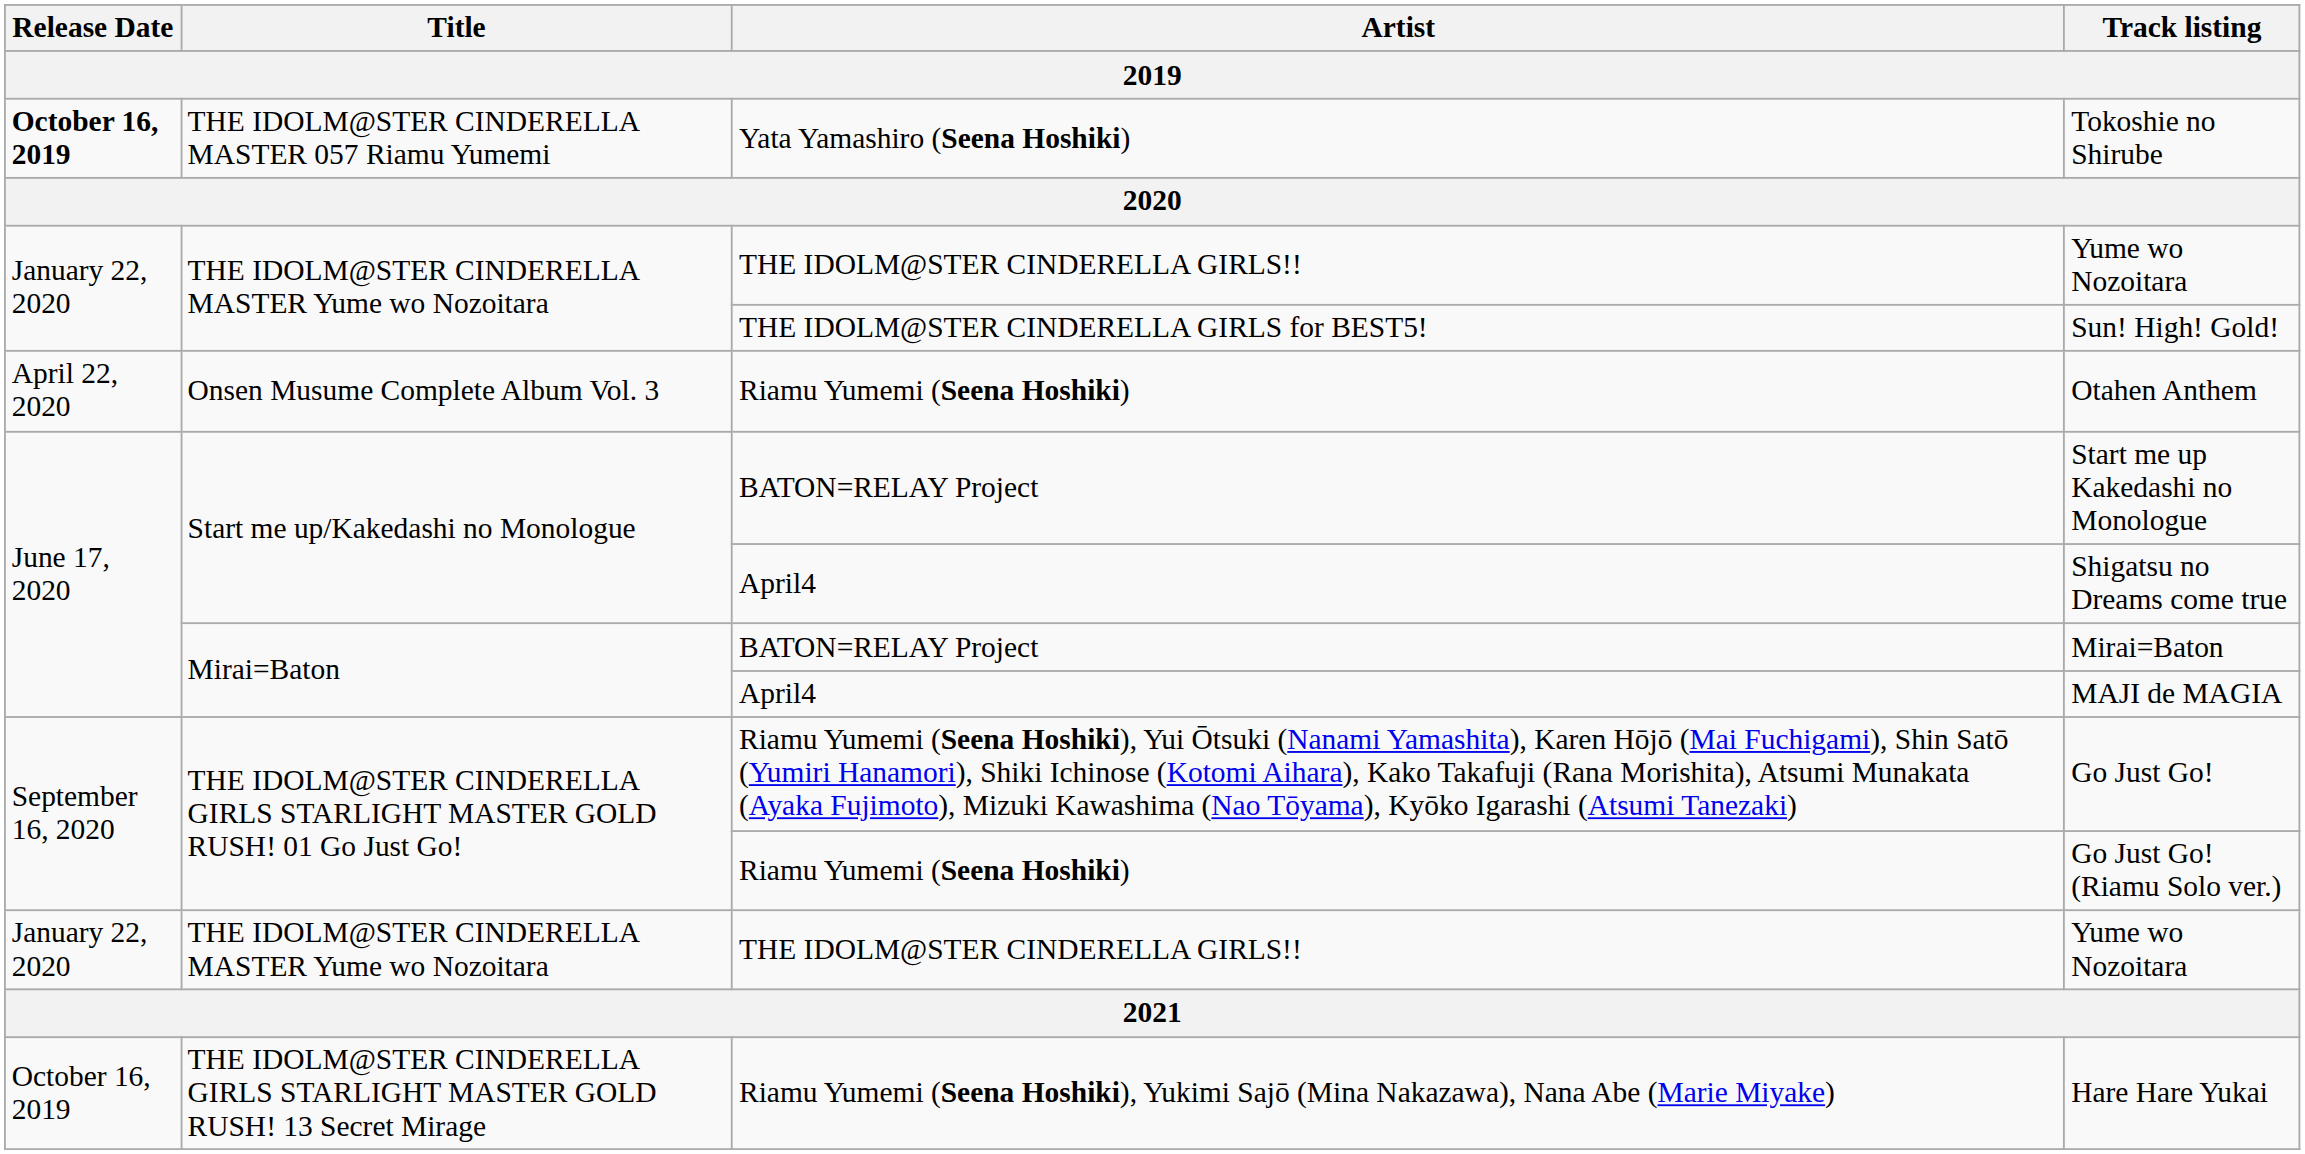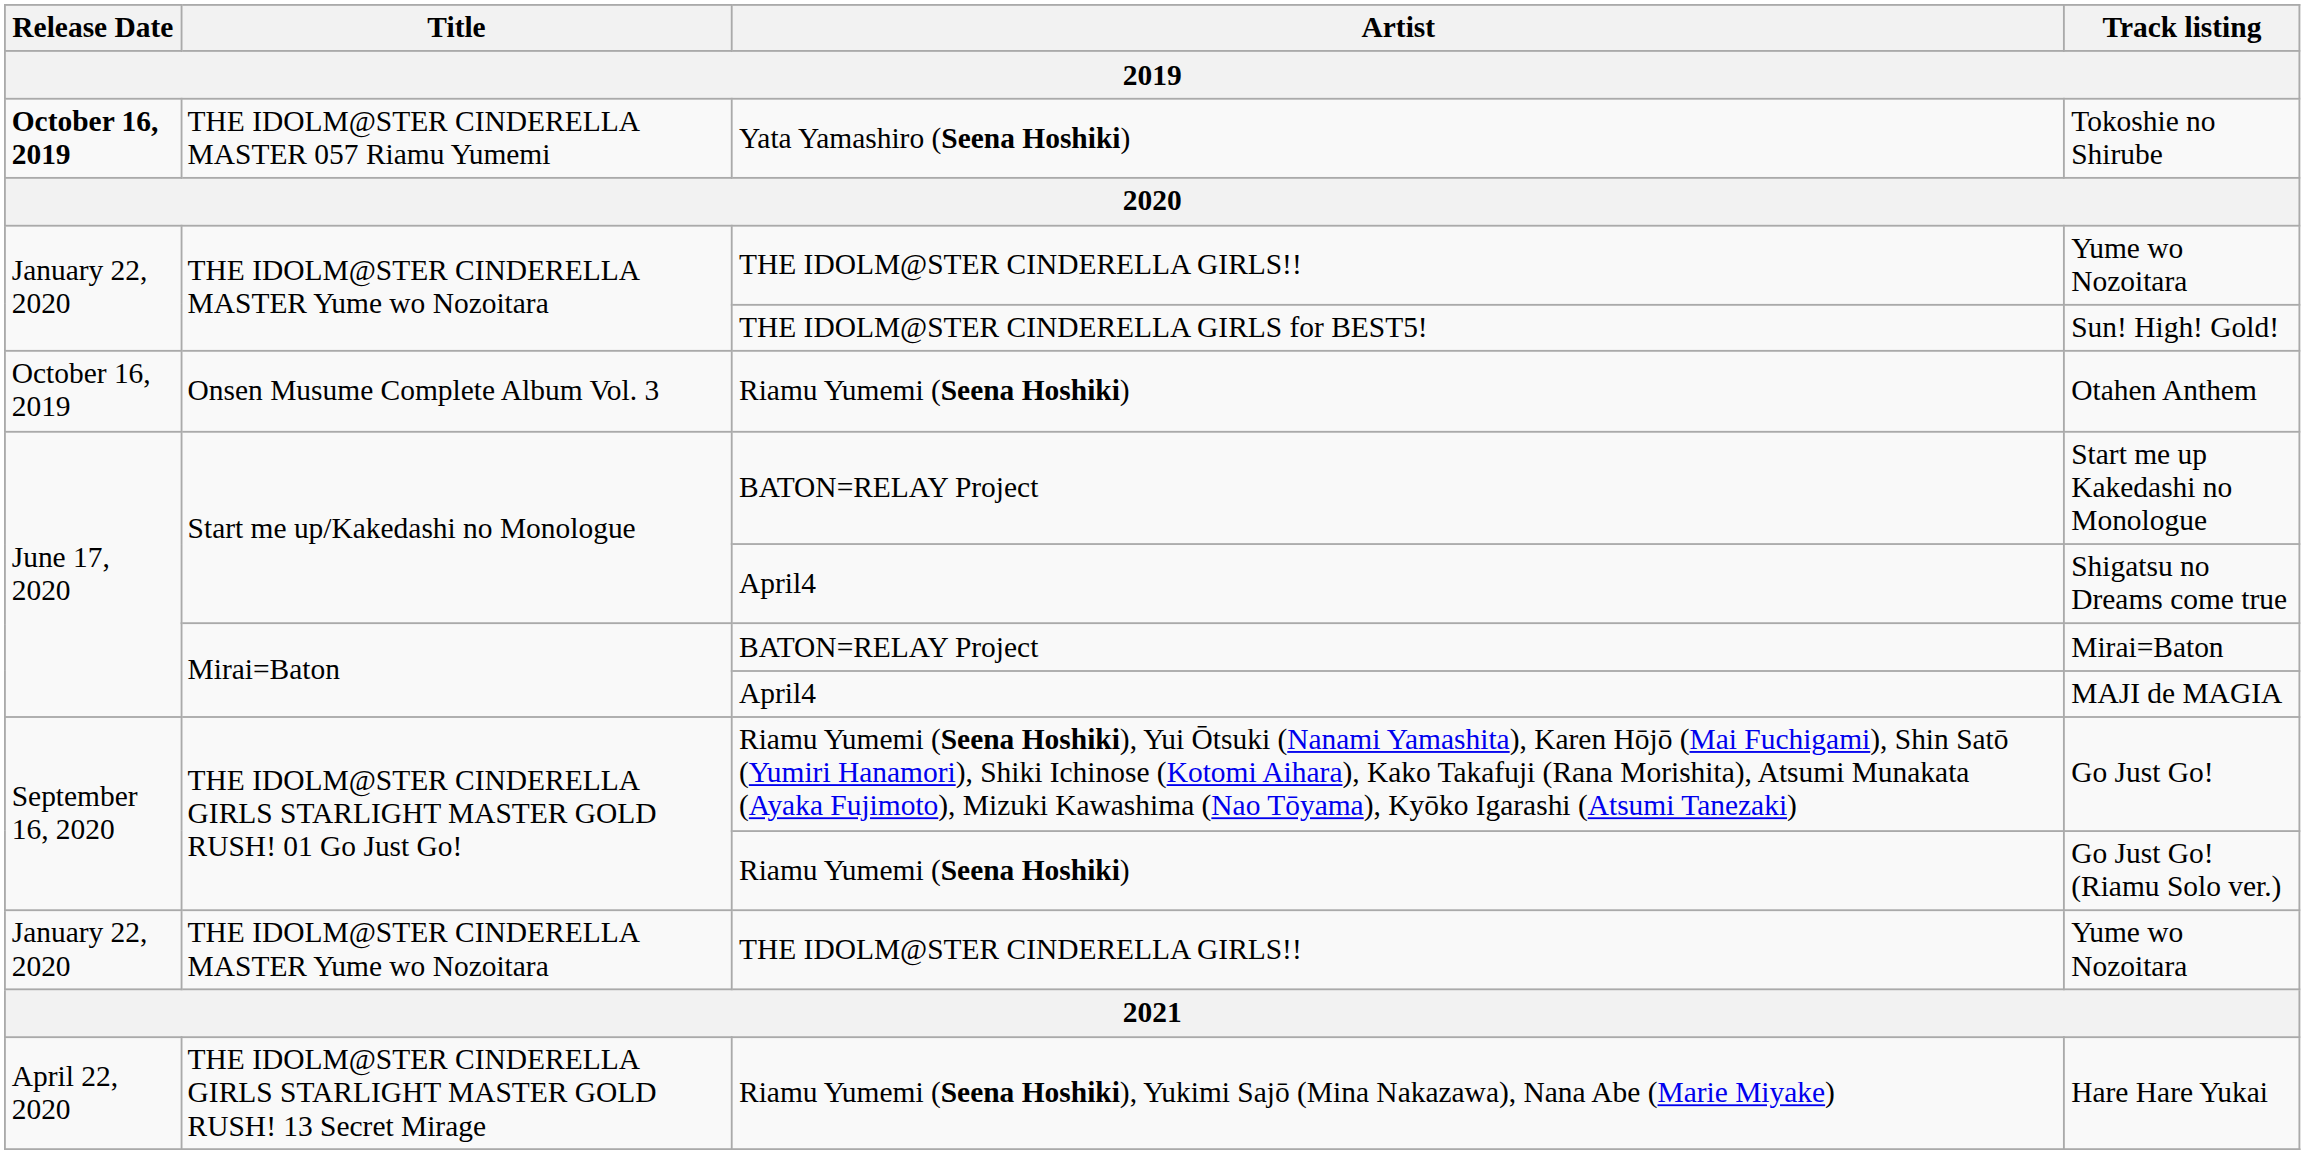(65, 390) April 22, 2020 -> (81, 390) October 16, 2019
(81, 1092) October 16, 2019 -> (65, 1092) April 22, 2020
